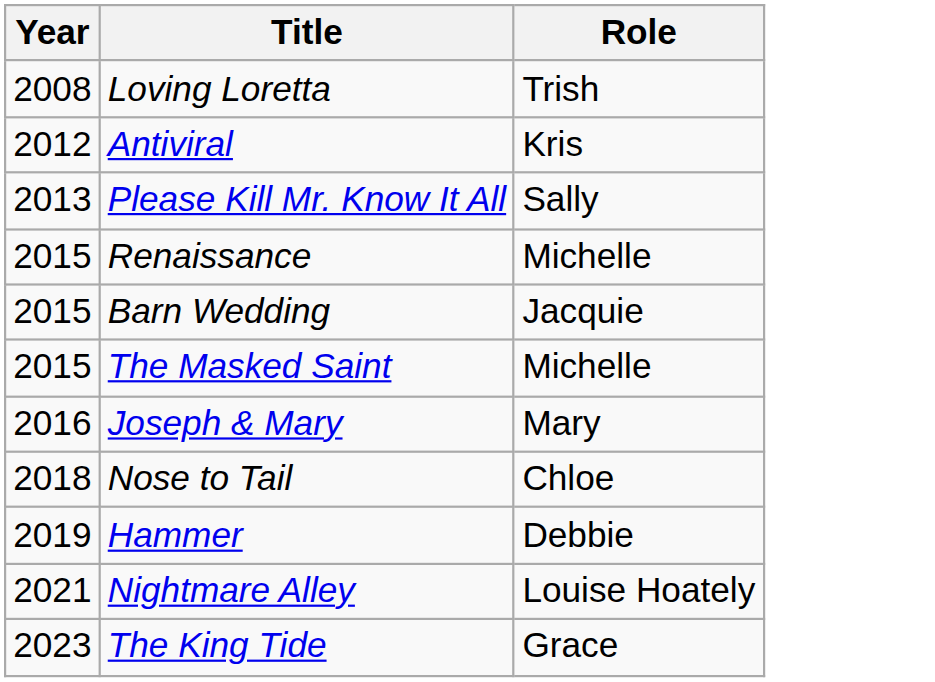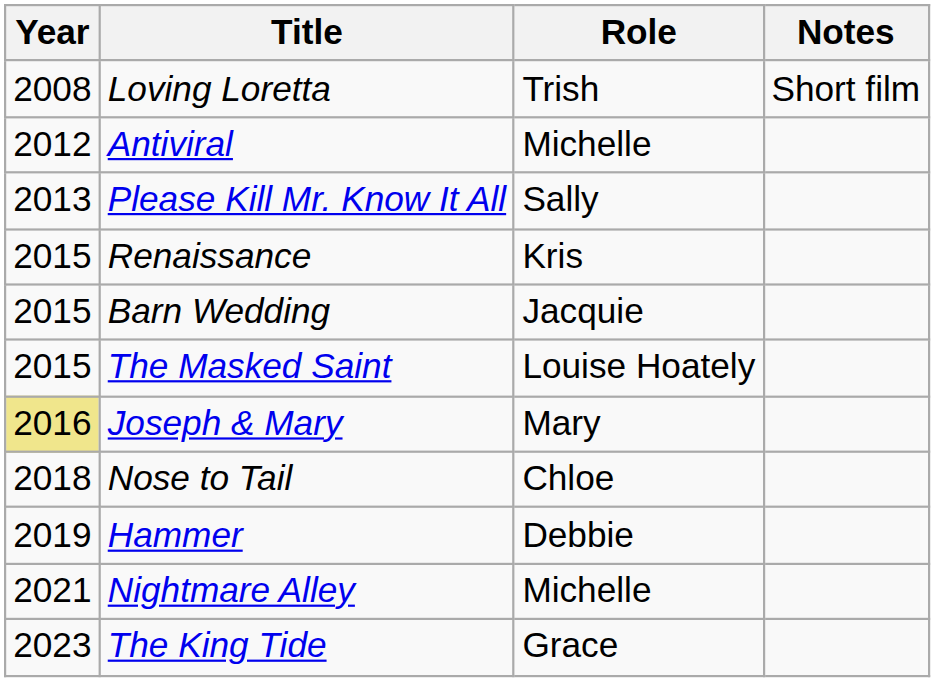+ column: (846, 32)
(553, 144) Kris -> (587, 144) Michelle
(587, 255) Michelle -> (553, 255) Kris
(587, 367) Michelle -> (639, 367) Louise Hoately
(52, 423) no background -> (52, 423) khaki background
(639, 590) Louise Hoately -> (587, 590) Michelle
